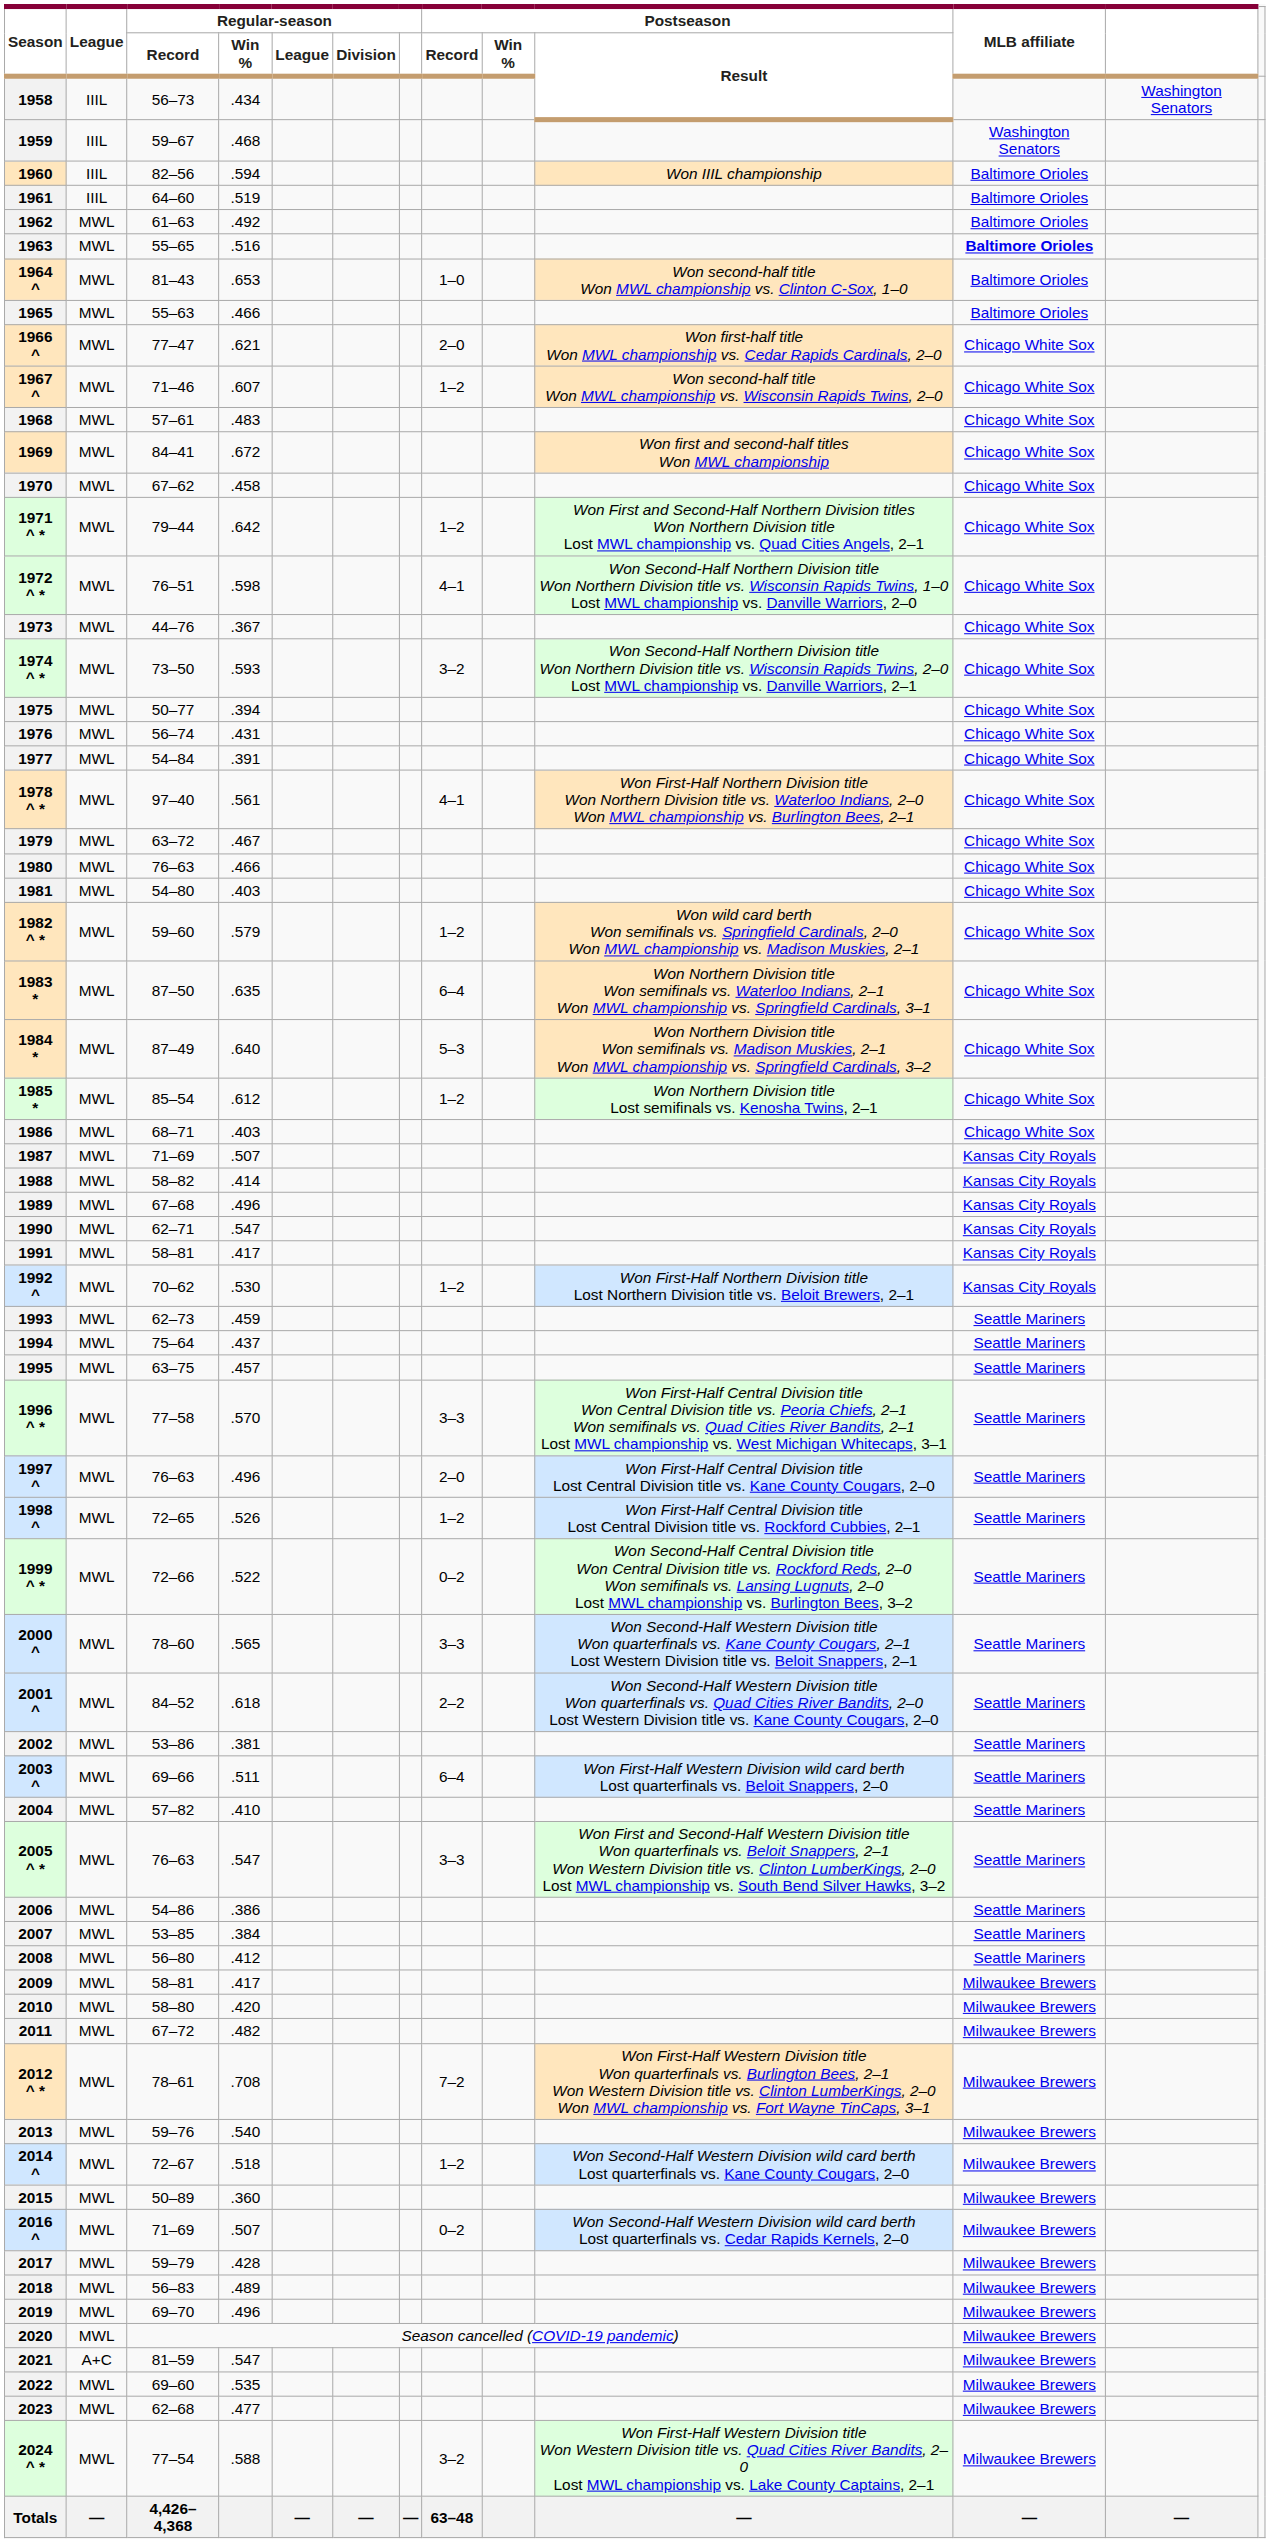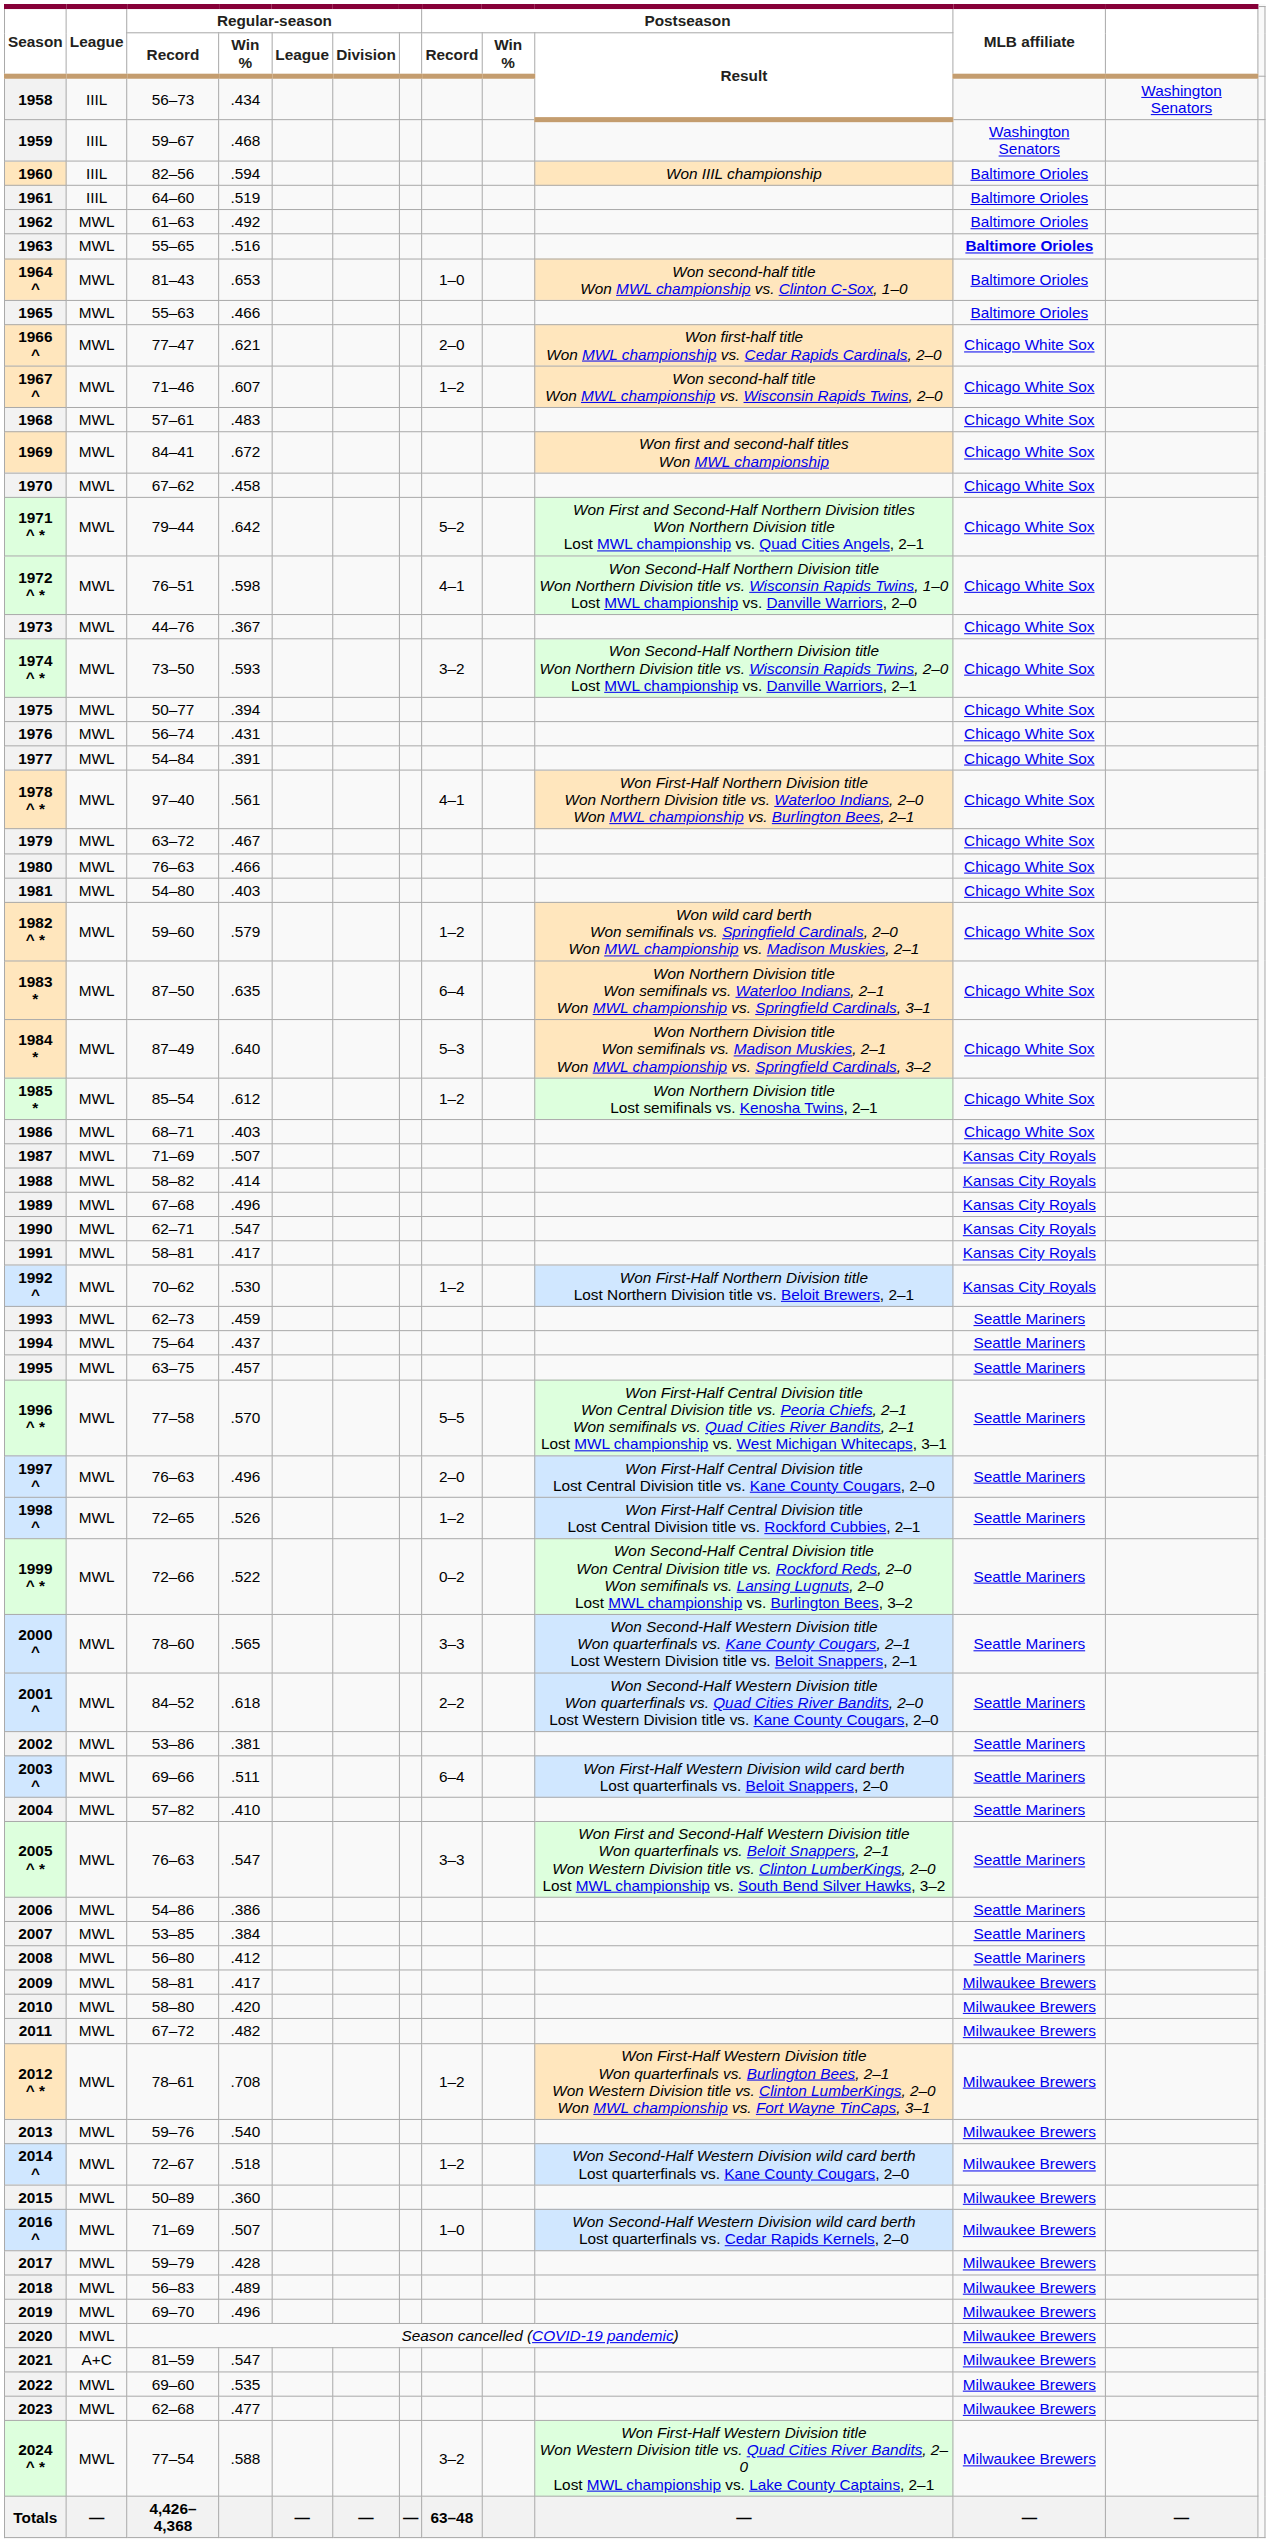(452, 527) 1–2 -> (452, 527) 5–2
(452, 1418) 3–3 -> (452, 1418) 5–5
(452, 2081) 7–2 -> (452, 2081) 1–2
(452, 2230) 0–2 -> (452, 2230) 1–0
